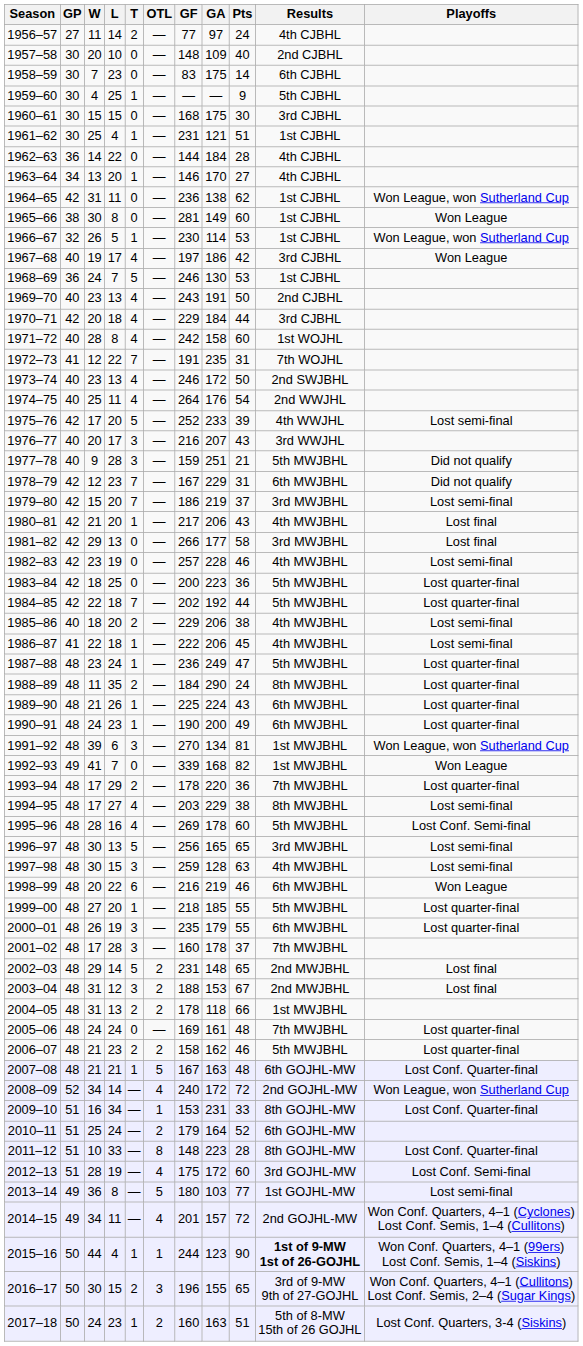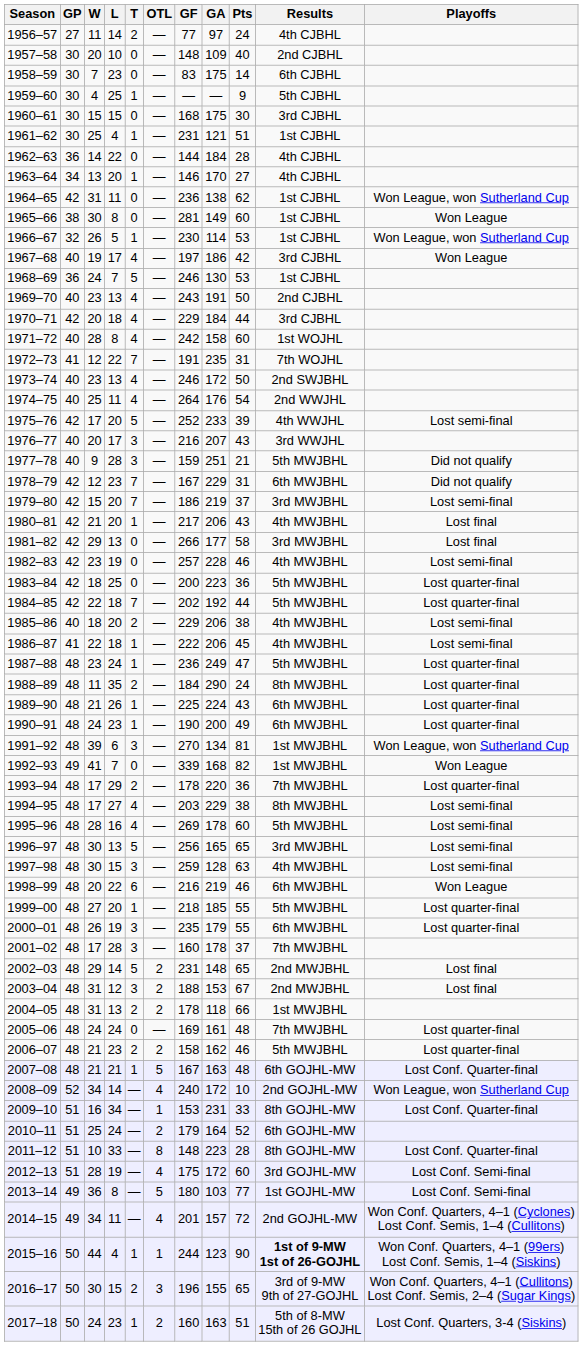(471, 826) Lost Conf. Semi-final -> (471, 826) Lost semi-final
(242, 1090) 72 -> (242, 1090) 10
(471, 1192) Lost semi-final -> (471, 1192) Lost Conf. Semi-final
